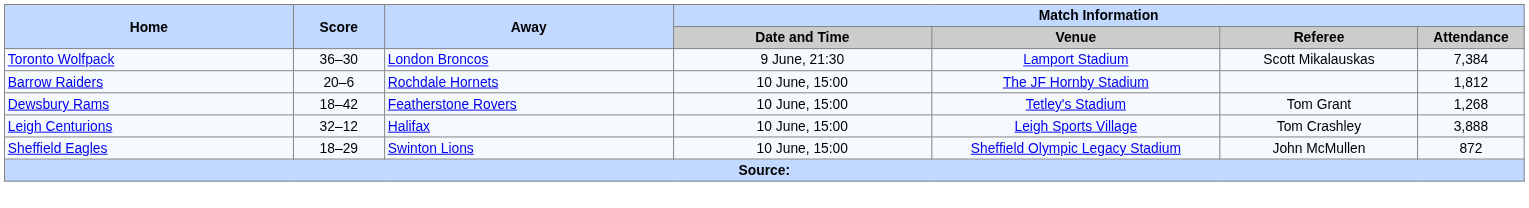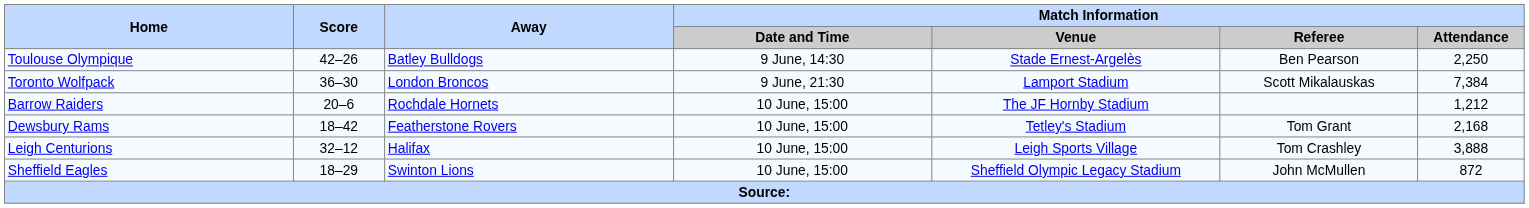+ row: (70, 60)
(1471, 82) 1,812 -> (1471, 104) 1,212
(1471, 104) 1,268 -> (1471, 126) 2,168
